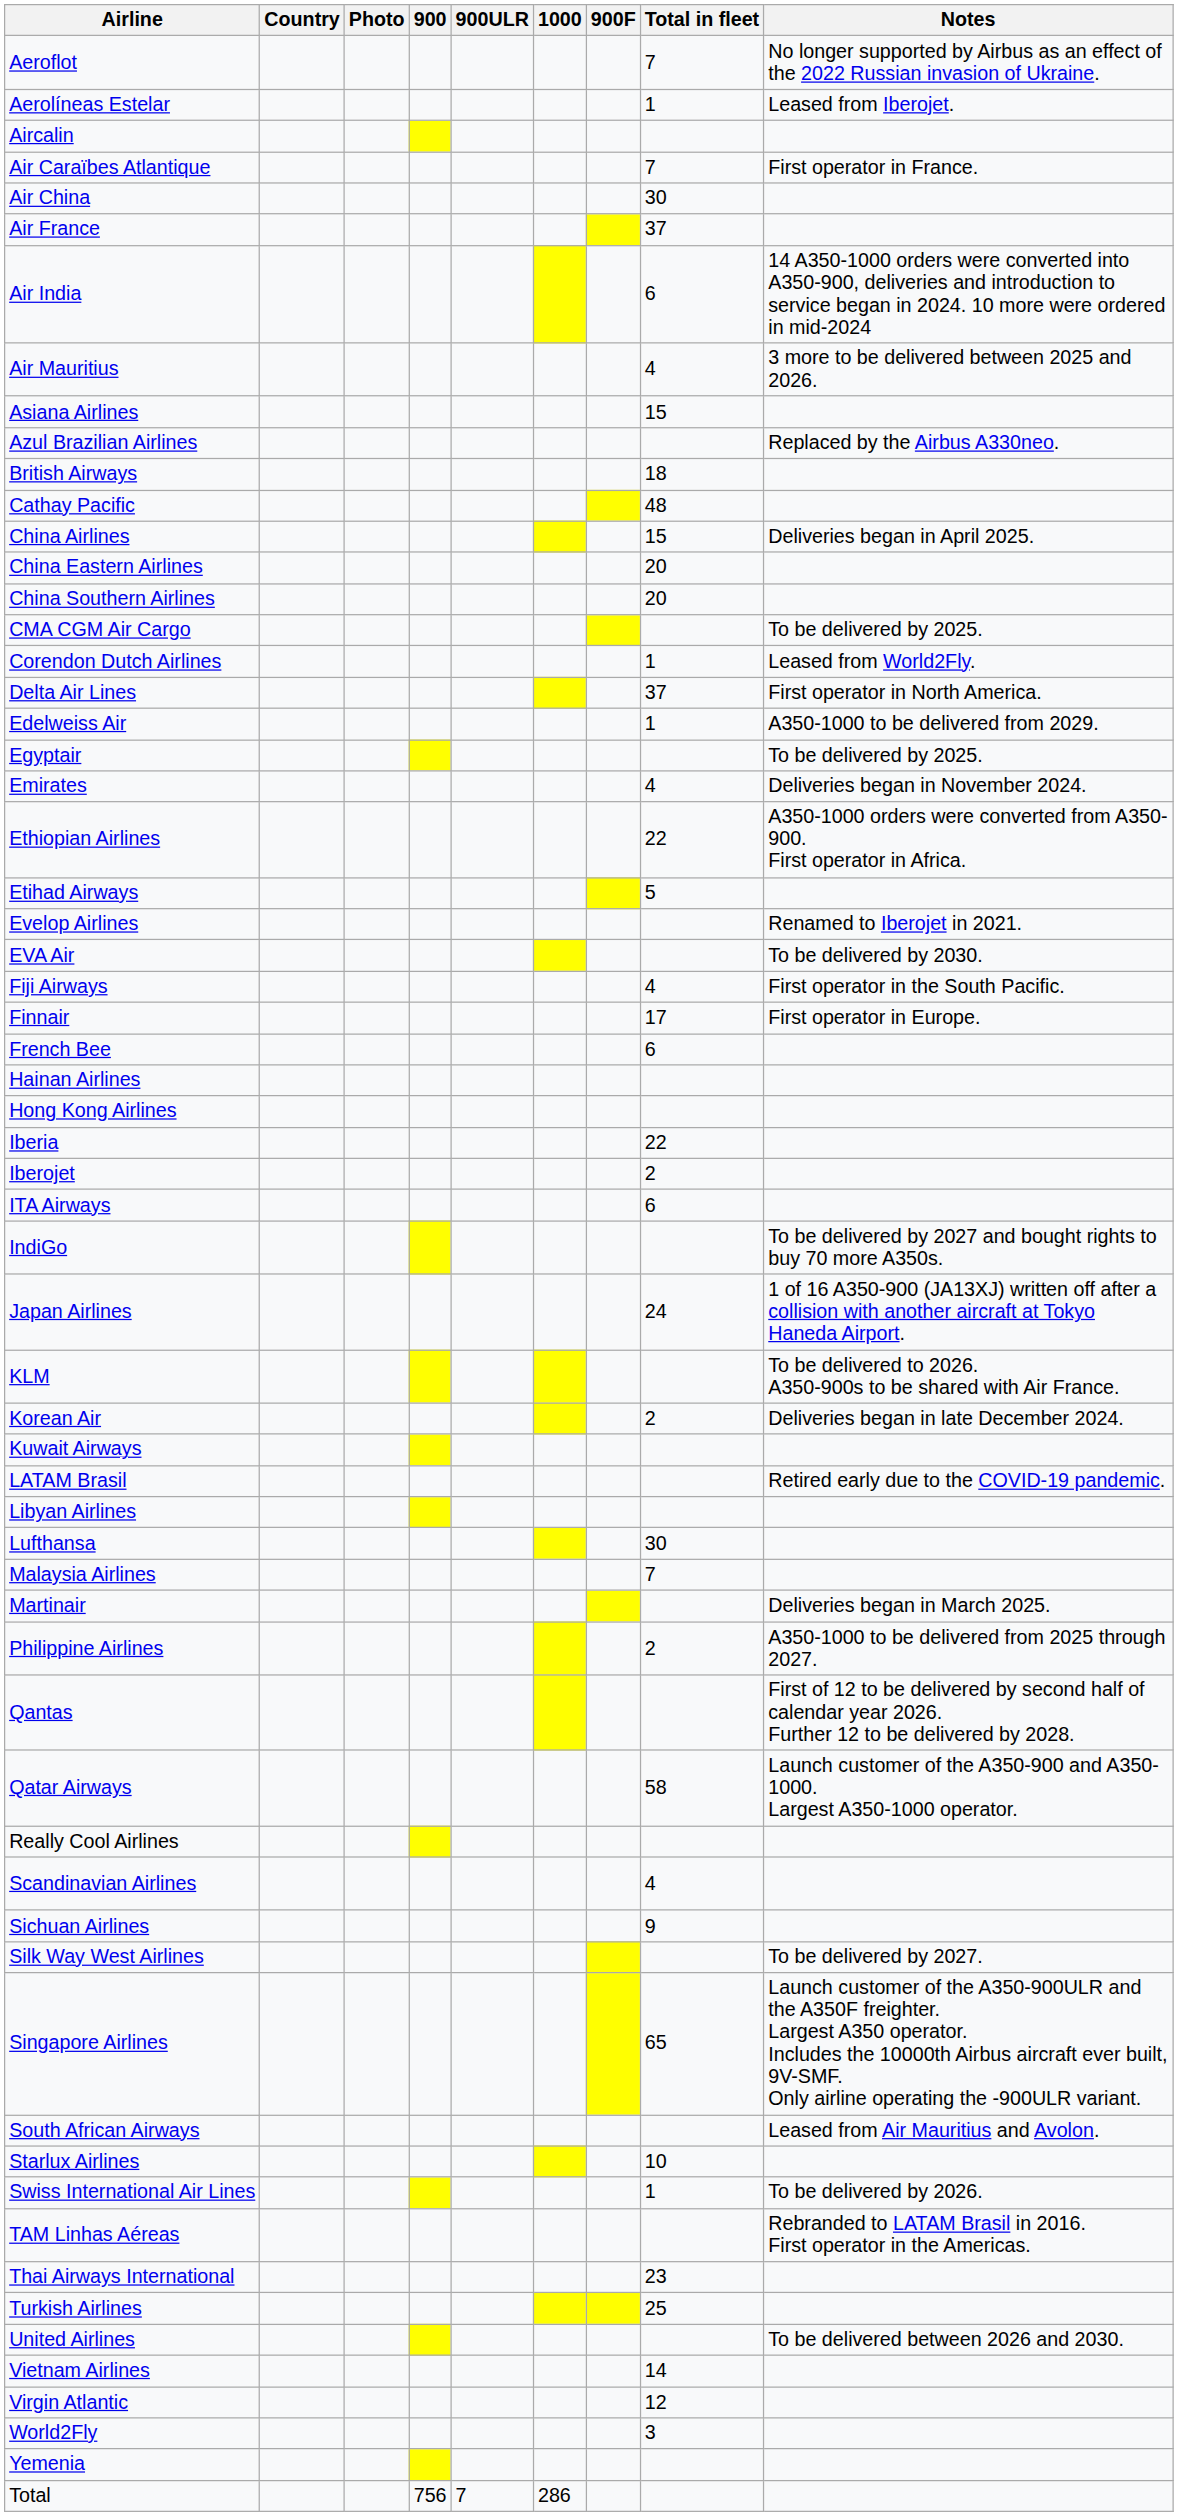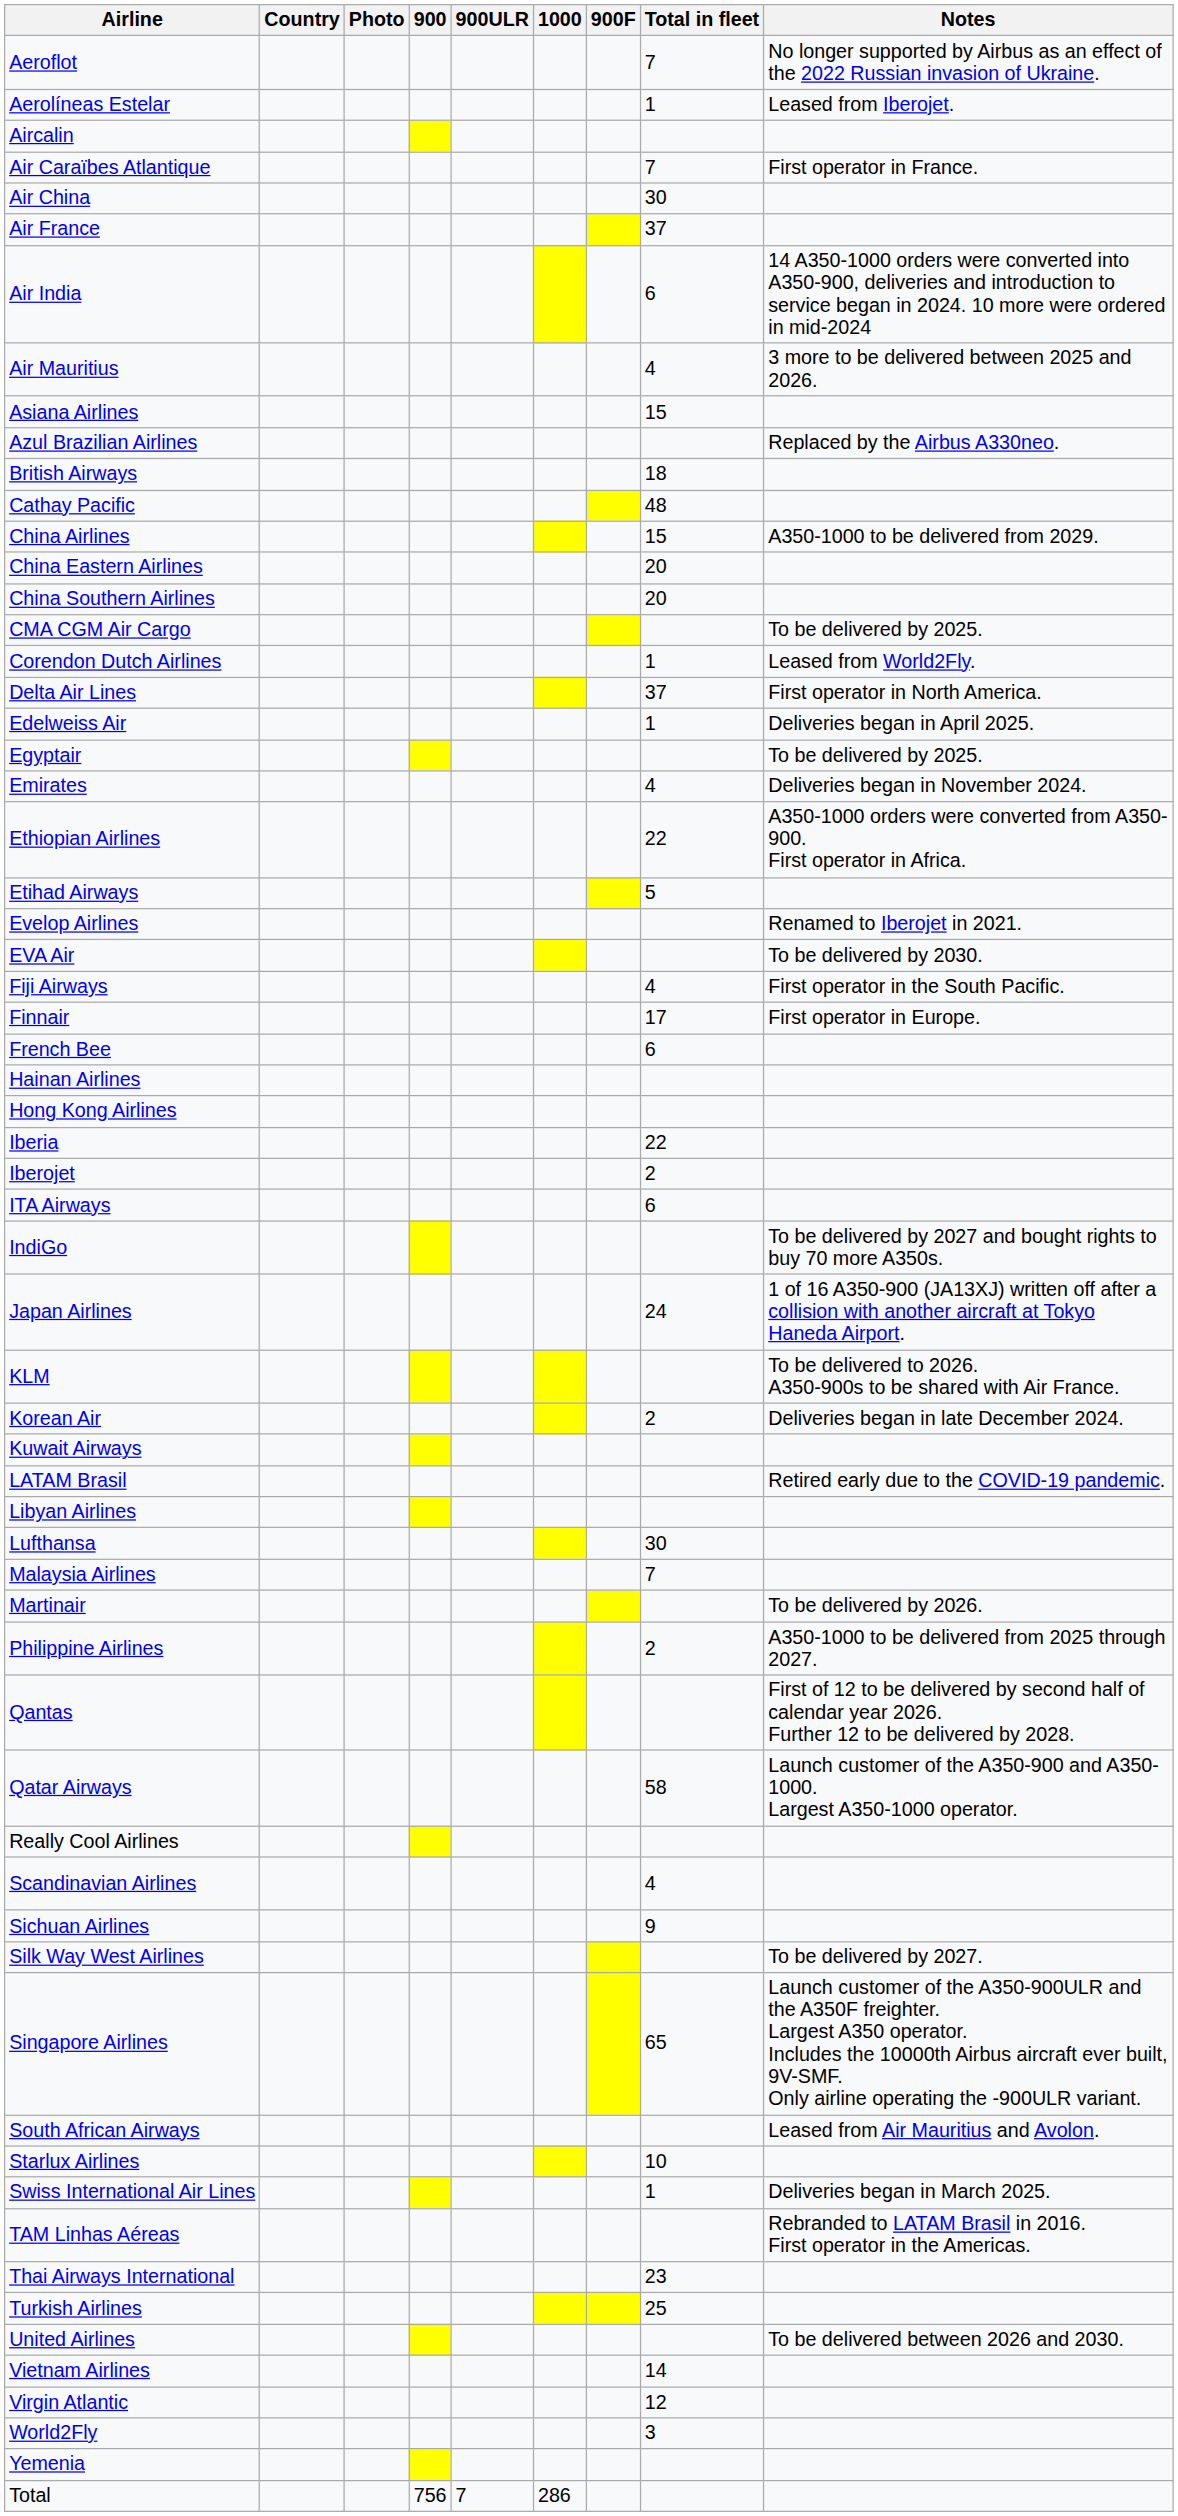(901, 536) Deliveries began in April 2025. -> (933, 536) A350-1000 to be delivered from 2029.
(933, 723) A350-1000 to be delivered from 2029. -> (901, 723) Deliveries began in April 2025.
(909, 1605) Deliveries began in March 2025. -> (875, 1605) To be delivered by 2026.
(875, 2192) To be delivered by 2026. -> (909, 2192) Deliveries began in March 2025.
